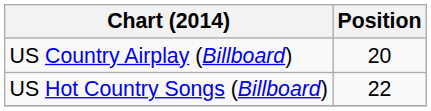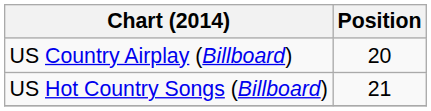(380, 88) 22 -> (380, 88) 21
